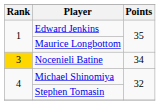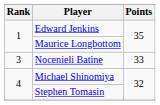(18, 60) gold background -> (18, 60) no background
(139, 60) 34 -> (139, 60) 33
